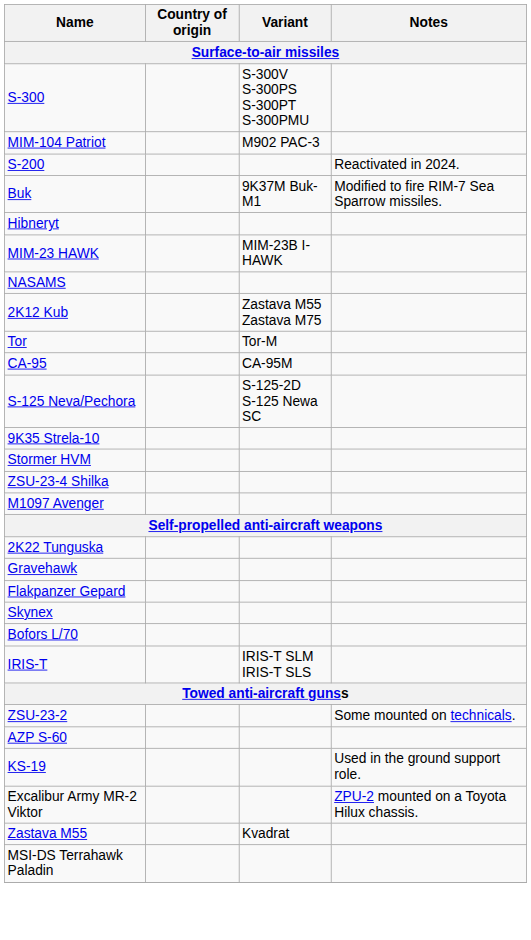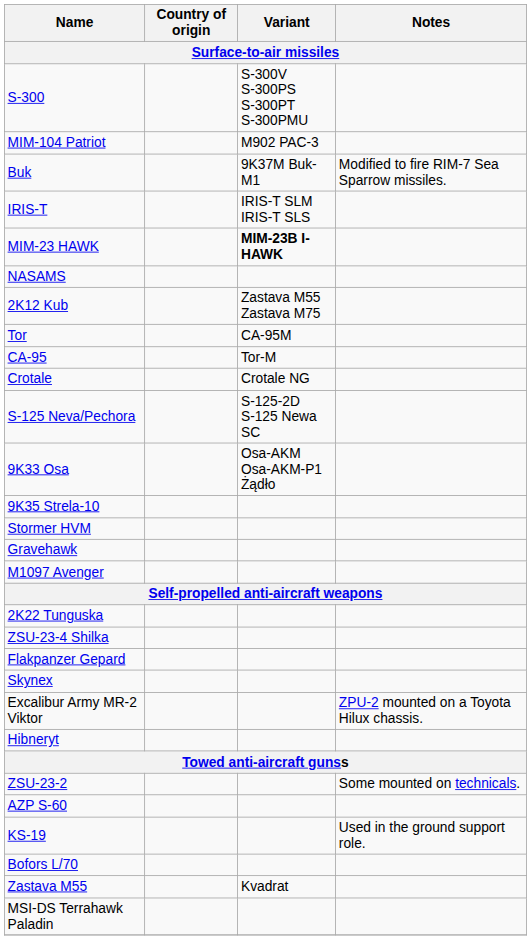- row: (26, 164)
rows swapped: (27, 664) <-> (33, 223)
(276, 253) normal -> (275, 246) bold
(260, 341) Tor-M -> (266, 335) CA-95M
(267, 363) CA-95M -> (259, 357) Tor-M
+ row: (30, 379)
+ row: (38, 469)
rows swapped: (42, 569) <-> (58, 482)
rows swapped: (72, 804) <-> (43, 634)
